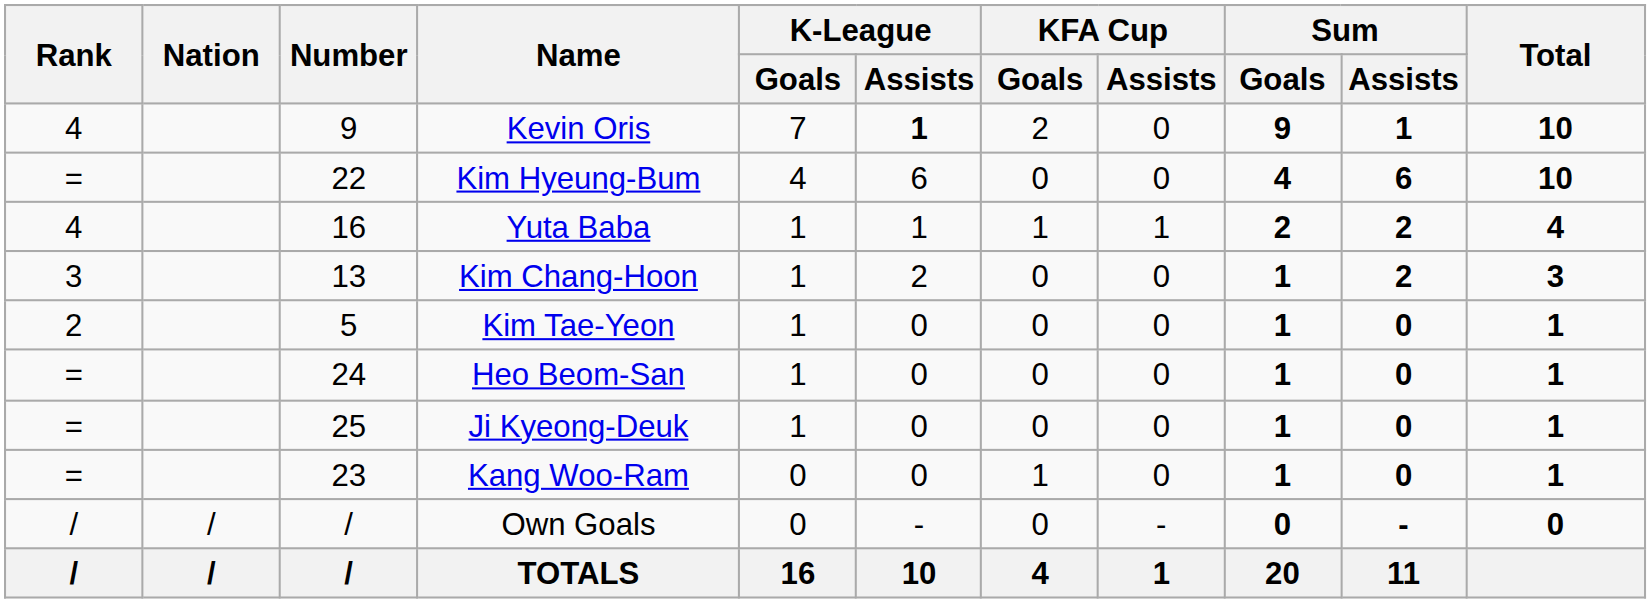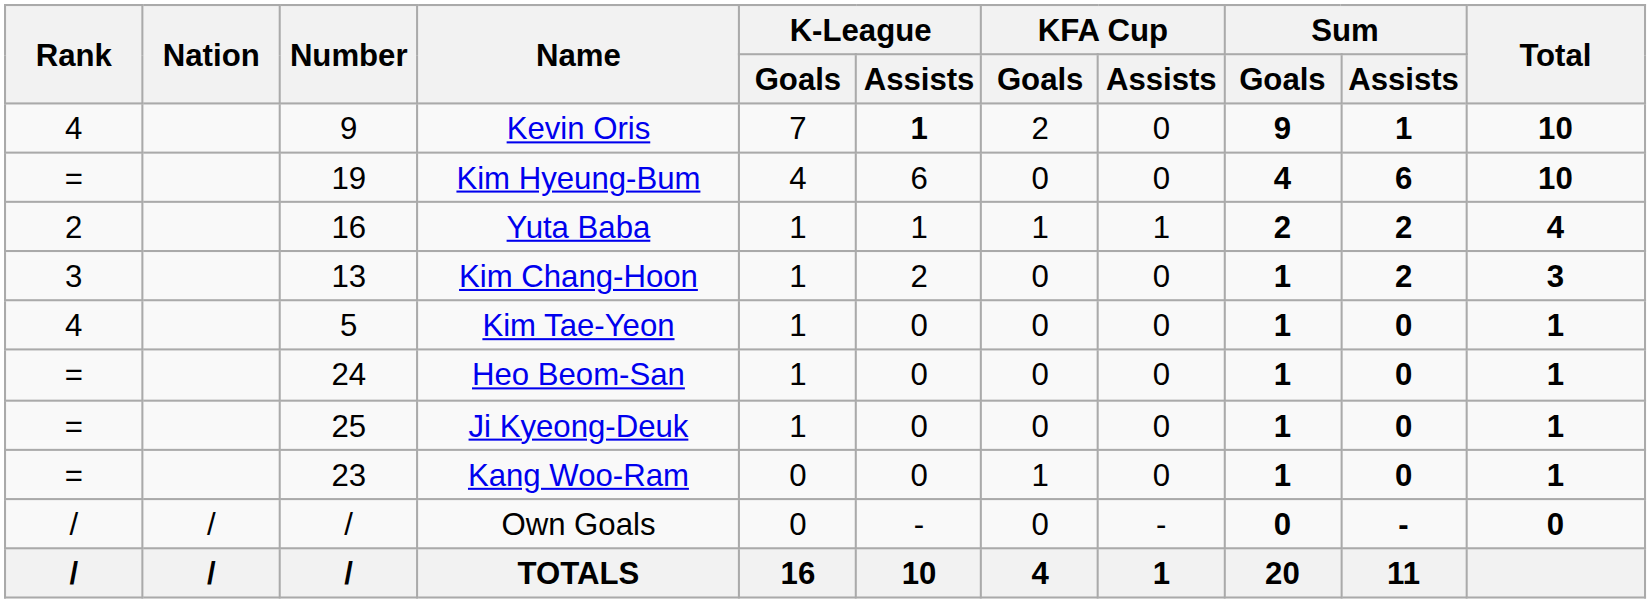(349, 178) 22 -> (349, 178) 19
(74, 227) 4 -> (74, 227) 2
(74, 326) 2 -> (74, 326) 4
